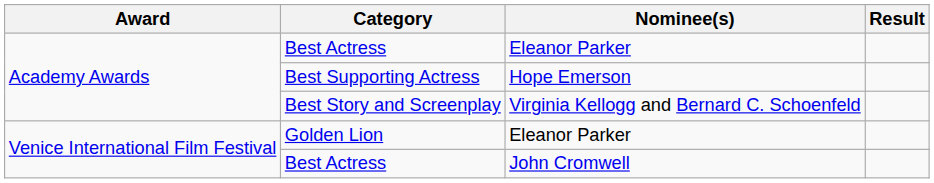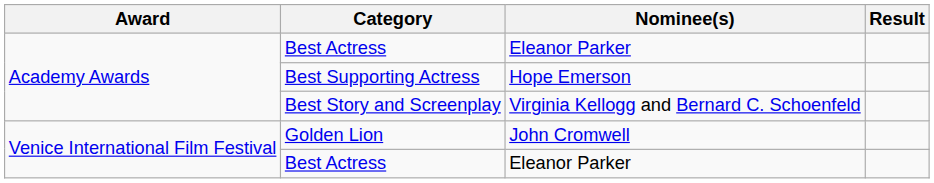(570, 134) Eleanor Parker -> (570, 134) John Cromwell
(570, 163) John Cromwell -> (570, 163) Eleanor Parker
